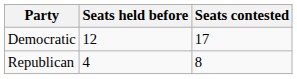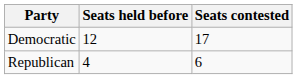(198, 62) 8 -> (198, 62) 6
